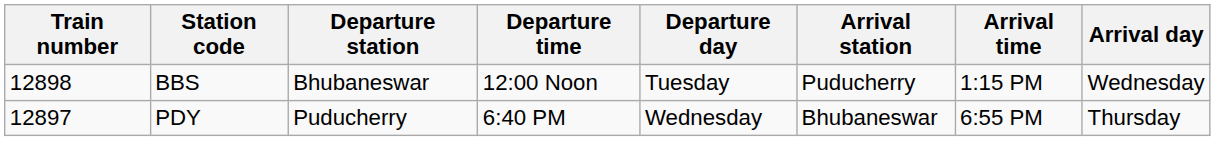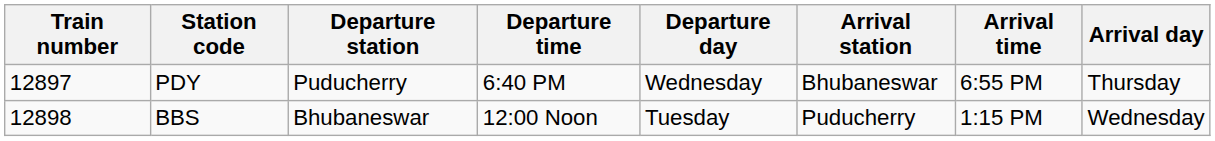rows swapped: (178, 117) <-> (177, 82)
